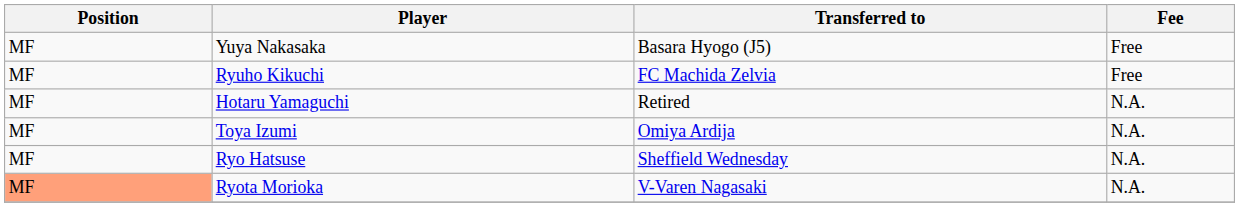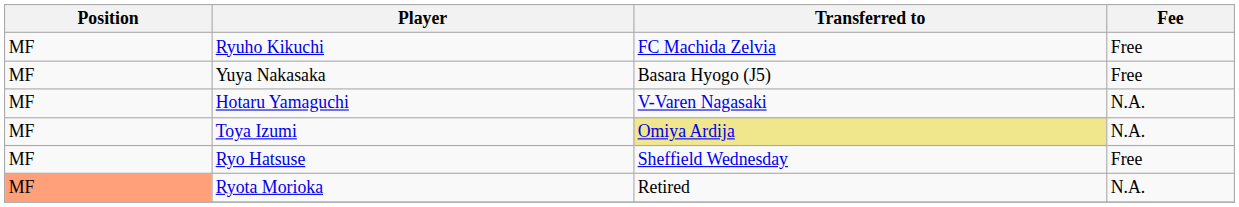rows swapped: (270, 74) <-> (271, 46)
(664, 103) Retired -> (702, 103) V-Varen Nagasaki
(686, 131) no background -> (686, 131) khaki background
(1128, 159) N.A. -> (1127, 159) Free
(702, 187) V-Varen Nagasaki -> (664, 187) Retired
